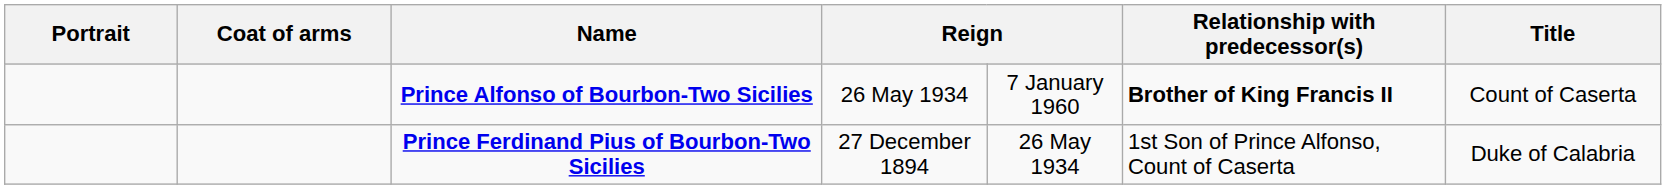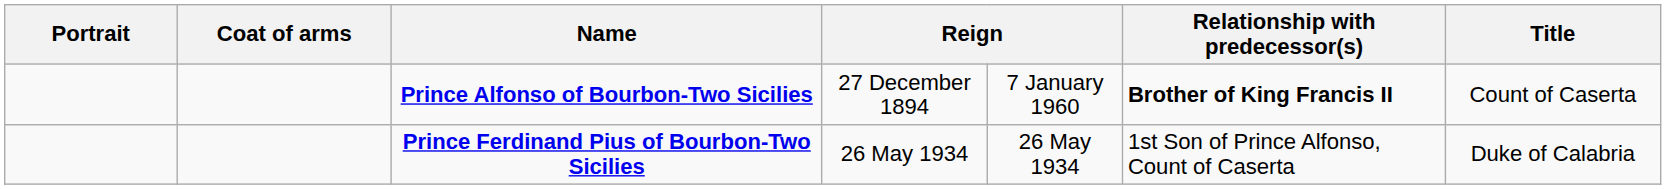(904, 94) 26 May 1934 -> (904, 94) 27 December 1894
(904, 154) 27 December 1894 -> (904, 154) 26 May 1934
